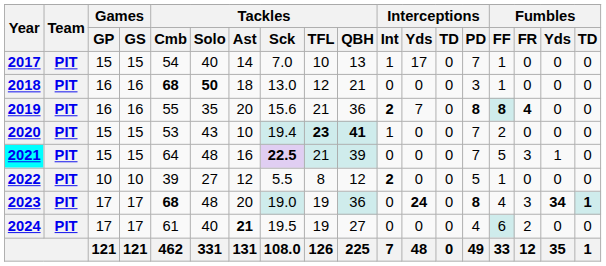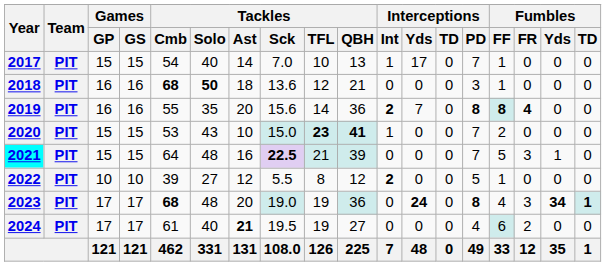(282, 86) 13.0 -> (282, 86) 13.6
(321, 109) 21 -> (321, 109) 14
(282, 132) 19.4 -> (282, 132) 15.0
